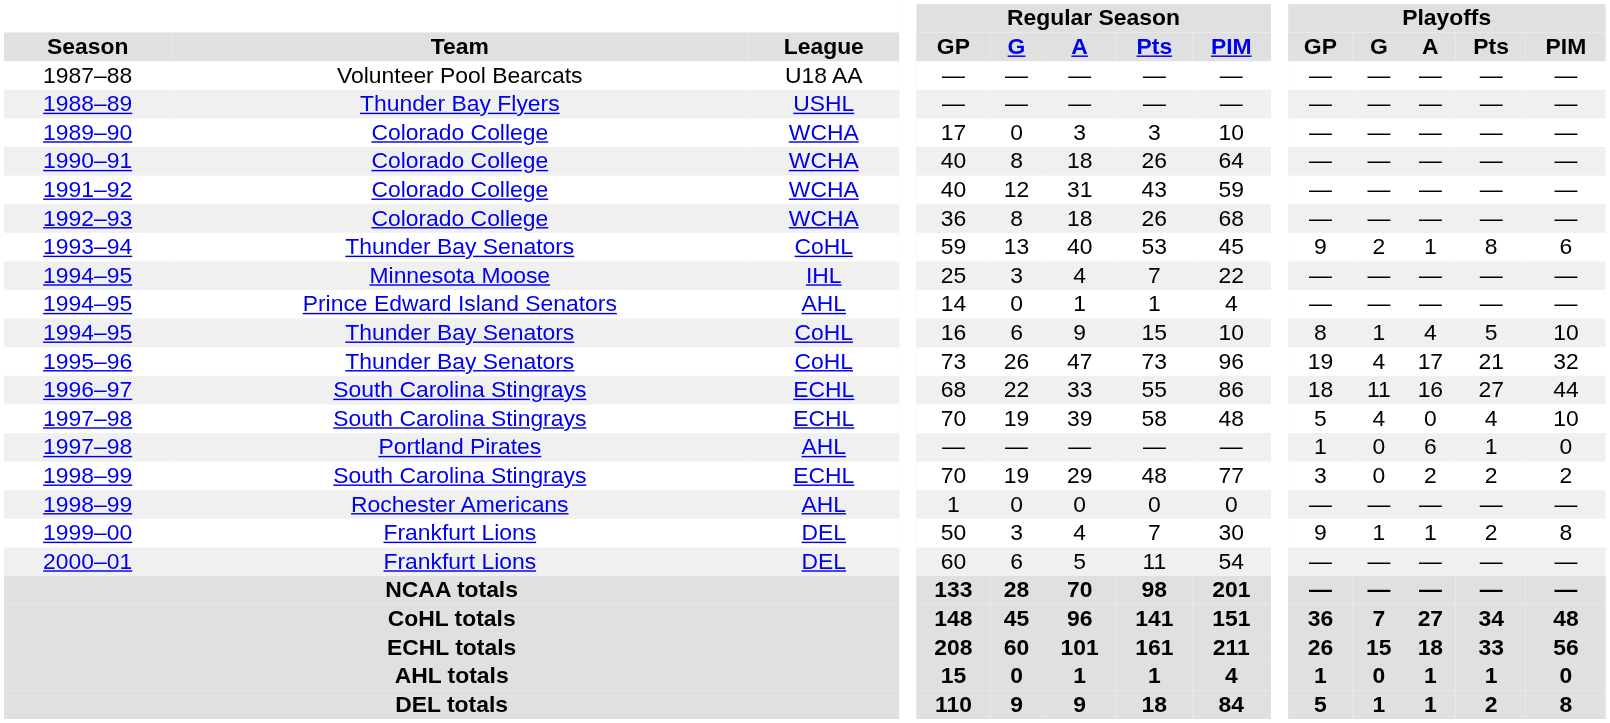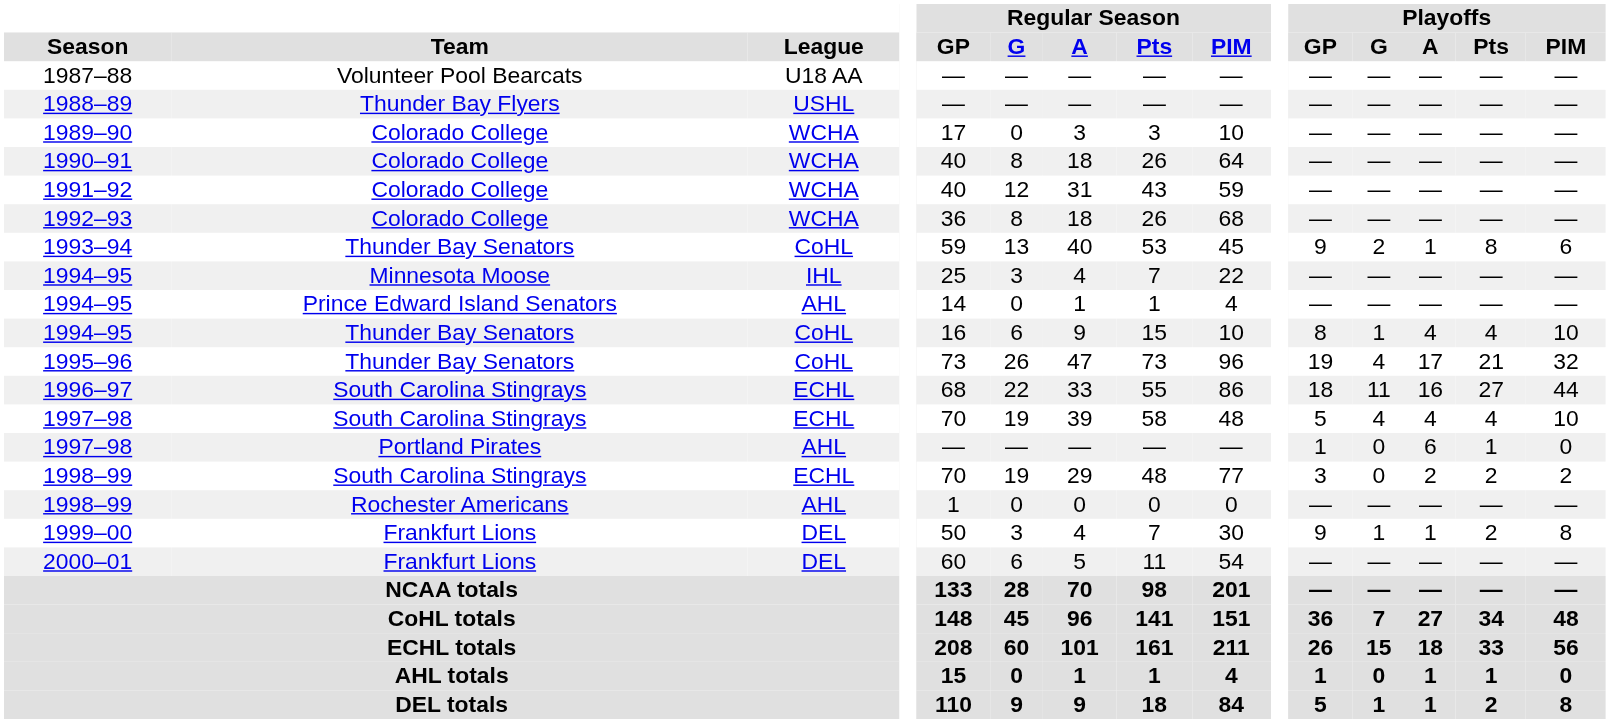(1491, 332) 5 -> (1491, 332) 4
(1430, 418) 0 -> (1430, 418) 4
